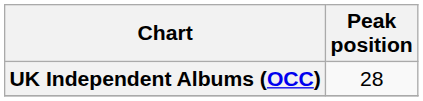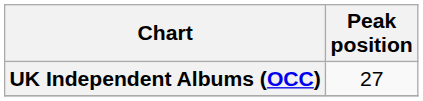(372, 78) 28 -> (372, 78) 27
